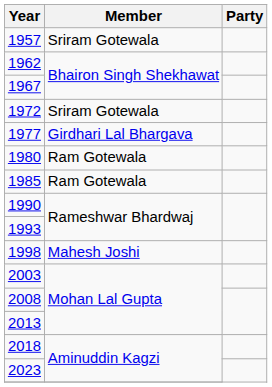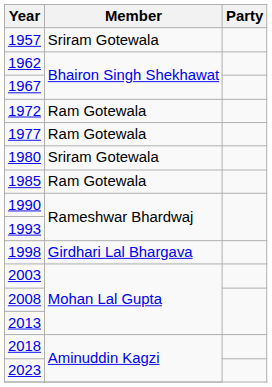(103, 110) Sriram Gotewala -> (97, 110) Ram Gotewala
(120, 134) Girdhari Lal Bhargava -> (97, 134) Ram Gotewala
(97, 157) Ram Gotewala -> (103, 157) Sriram Gotewala
(94, 252) Mahesh Joshi -> (120, 252) Girdhari Lal Bhargava
